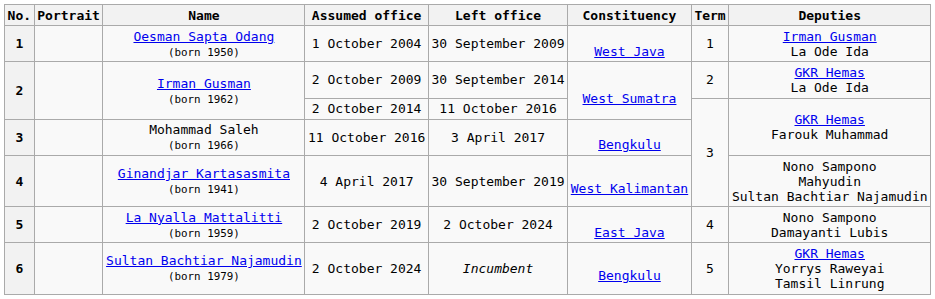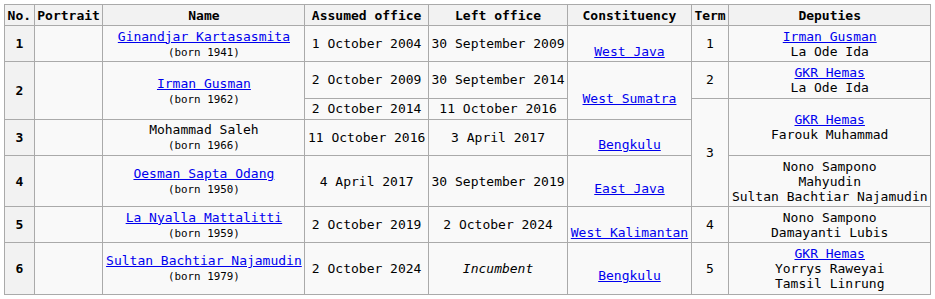(204, 44) Oesman Sapta Odang (born 1950) -> (204, 44) Ginandjar Kartasasmita (born 1941)
(204, 181) Ginandjar Kartasasmita (born 1941) -> (204, 181) Oesman Sapta Odang (born 1950)
(629, 189) West Kalimantan -> (629, 189) East Java
(629, 232) East Java -> (629, 232) West Kalimantan
